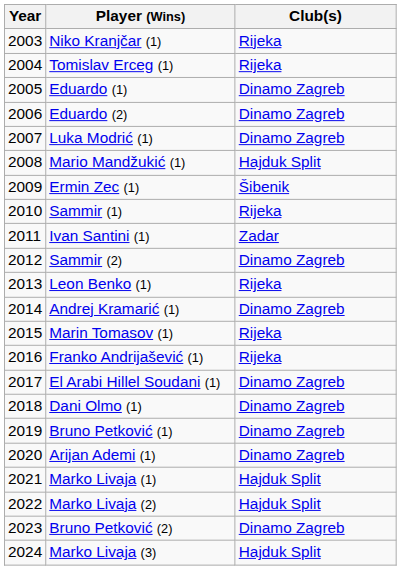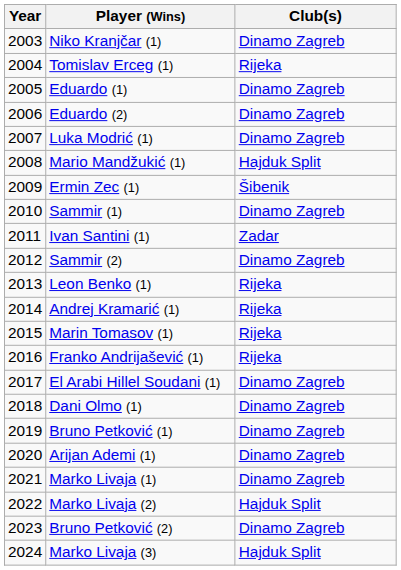(260, 41) Rijeka -> (292, 41) Dinamo Zagreb
(260, 211) Rijeka -> (292, 211) Dinamo Zagreb
(292, 308) Dinamo Zagreb -> (260, 308) Rijeka
(280, 479) Hajduk Split -> (292, 479) Dinamo Zagreb
